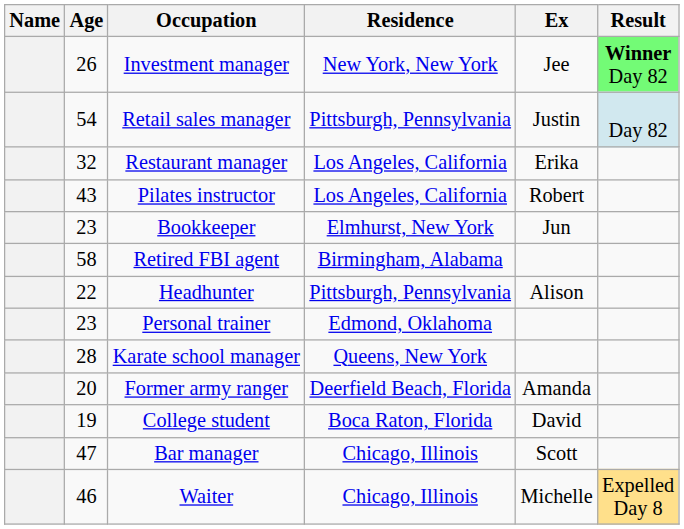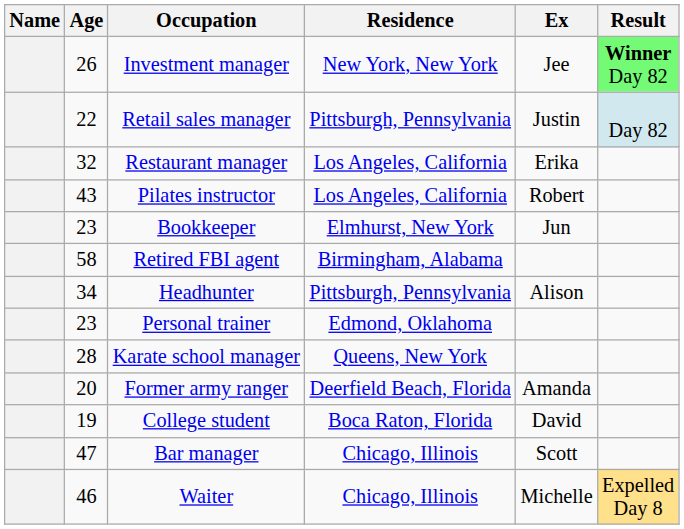(86, 119) 54 -> (86, 119) 22
(86, 291) 22 -> (86, 291) 34
